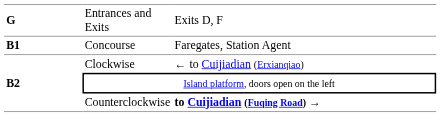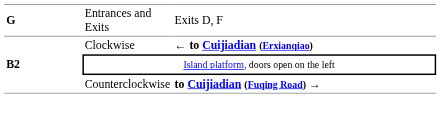- row: (110, 45)
(239, 64) normal -> (244, 45) bold
